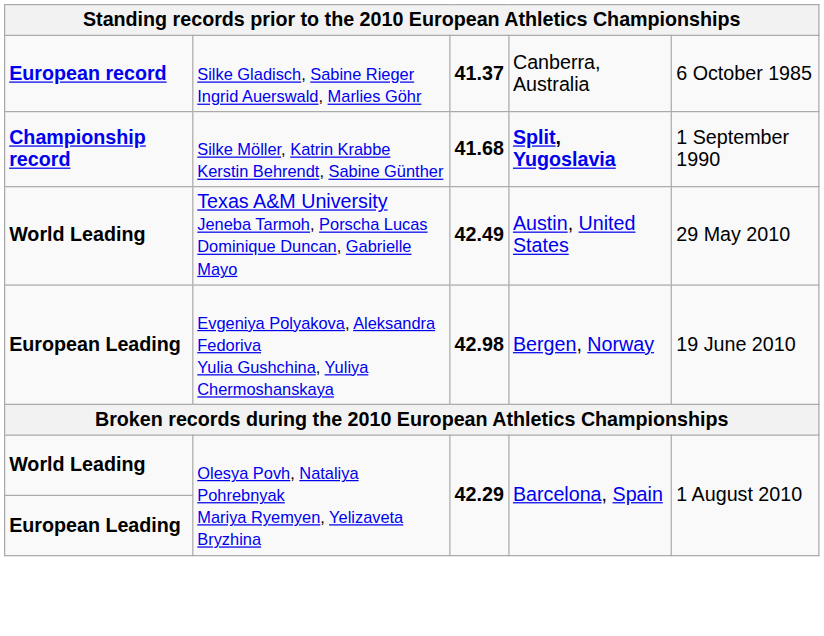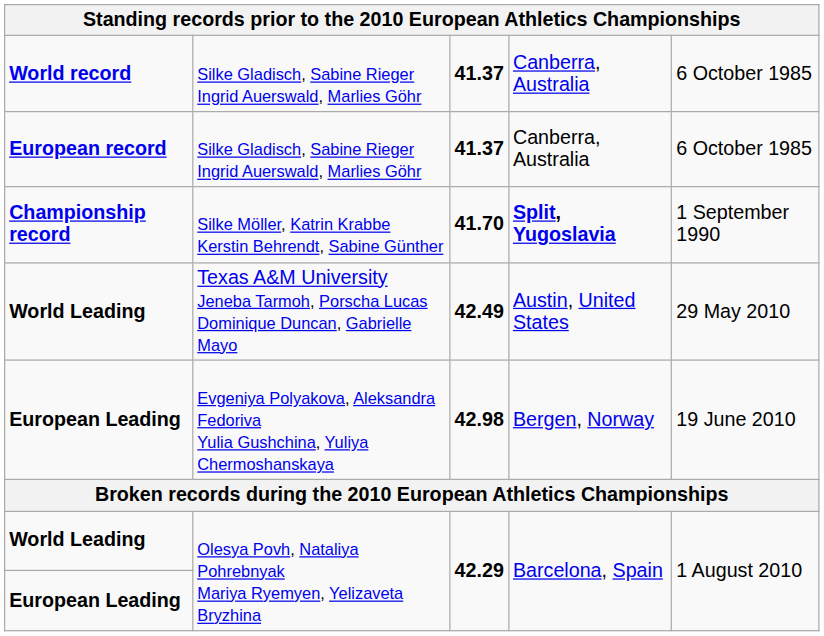+ row: (70, 73)
(479, 148) 41.68 -> (479, 224) 41.70
